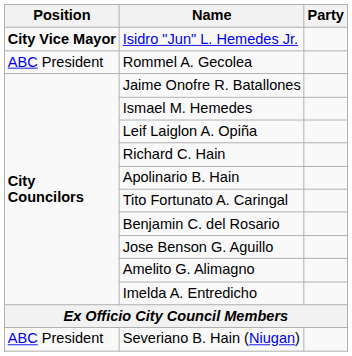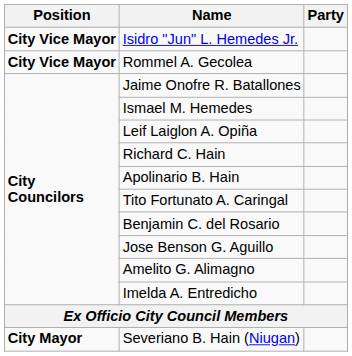(56, 62) ABC President -> (62, 62) City Vice Mayor
(56, 339) ABC President -> (45, 339) City Mayor
